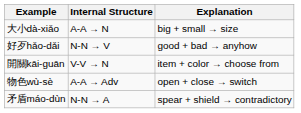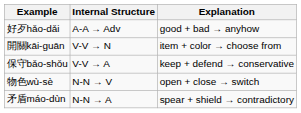- row: (33, 28)
(90, 46) N-N → V -> (96, 29) A-A → Adv
+ row: (37, 63)
(94, 81) A-A → Adv -> (92, 81) N-N → V
